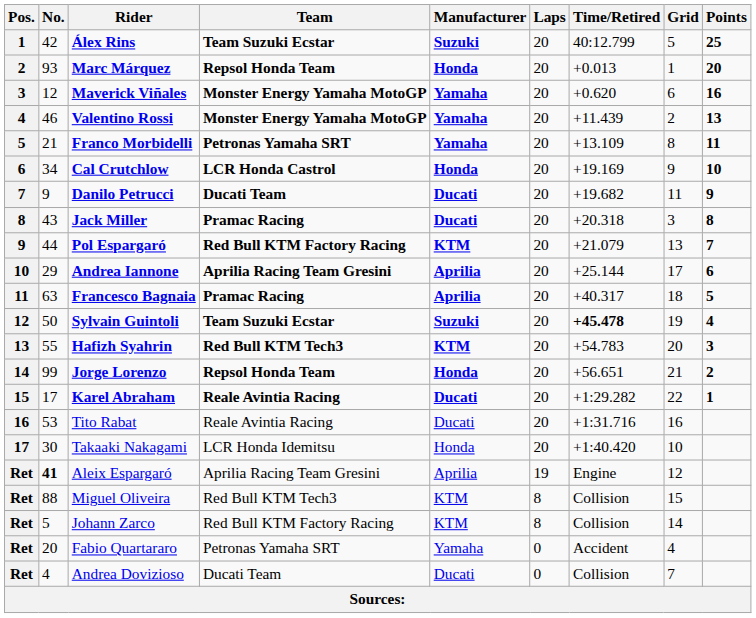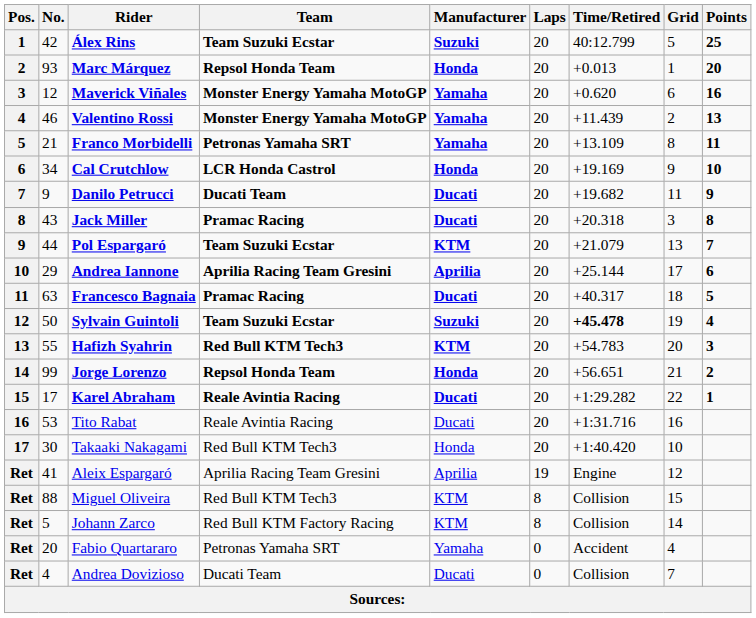(304, 245) Red Bull KTM Factory Racing -> (269, 245) Team Suzuki Ecstar
(457, 295) Aprilia -> (455, 295) Ducati
(269, 447) LCR Honda Idemitsu -> (270, 447) Red Bull KTM Tech3
(50, 472) bold -> (50, 472) normal
